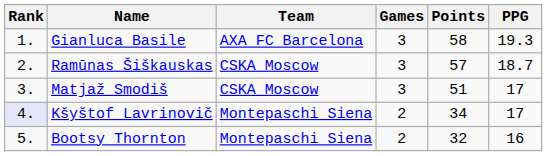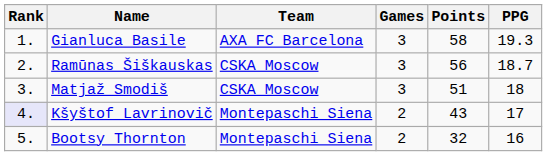(458, 65) 57 -> (458, 65) 56
(515, 90) 17 -> (515, 90) 18
(458, 114) 34 -> (458, 114) 43
